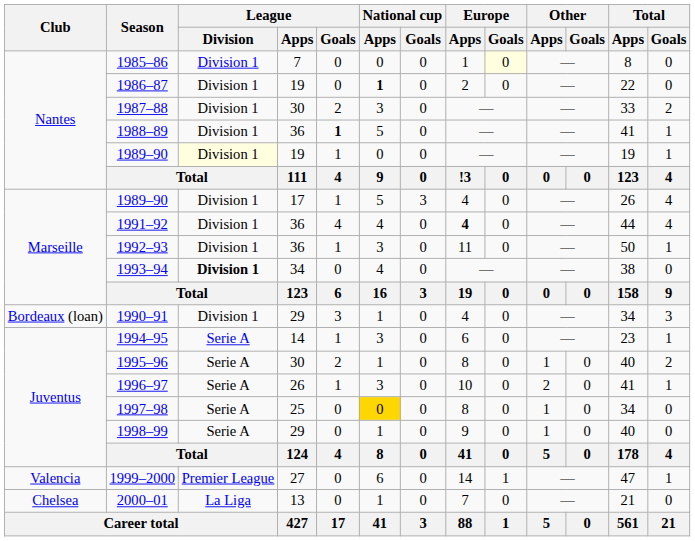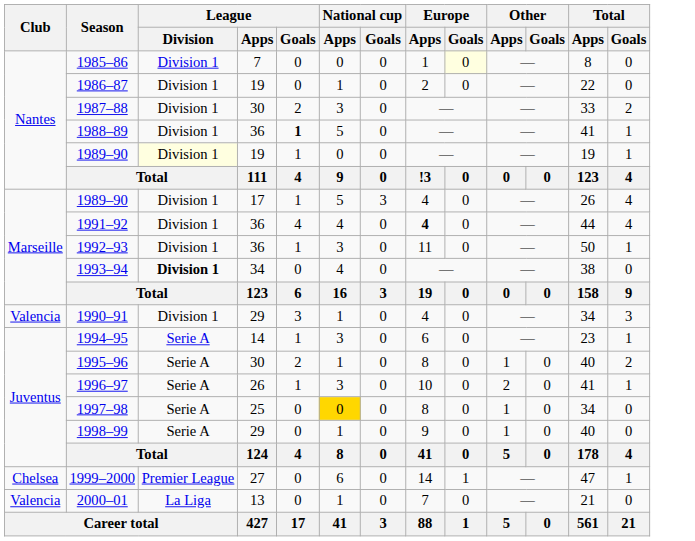(380, 85) bold -> (340, 85) normal
(55, 316) Bordeaux (loan) -> (35, 316) Valencia
(55, 477) Valencia -> (35, 477) Chelsea
(55, 500) Chelsea -> (35, 500) Valencia
